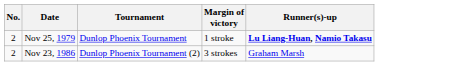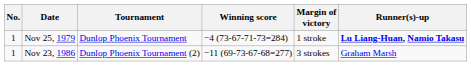+ column: (248, 17)
(13, 38) 2 -> (13, 38) 1
(13, 53) 2 -> (13, 53) 1
